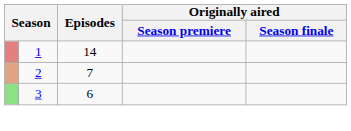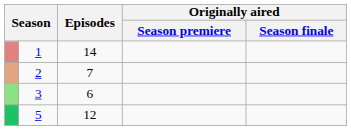+ row: (38, 115)
